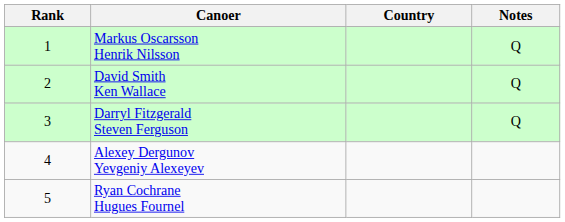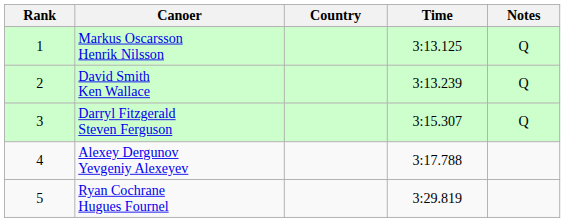+ column: (437, 15)
